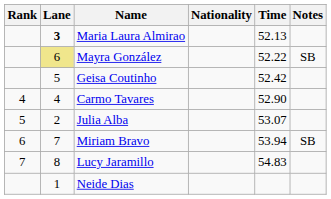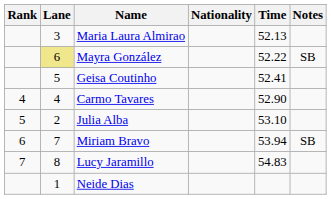(57, 36) bold -> (57, 36) normal
(272, 78) 52.42 -> (272, 78) 52.41
(272, 120) 53.07 -> (272, 120) 53.10
